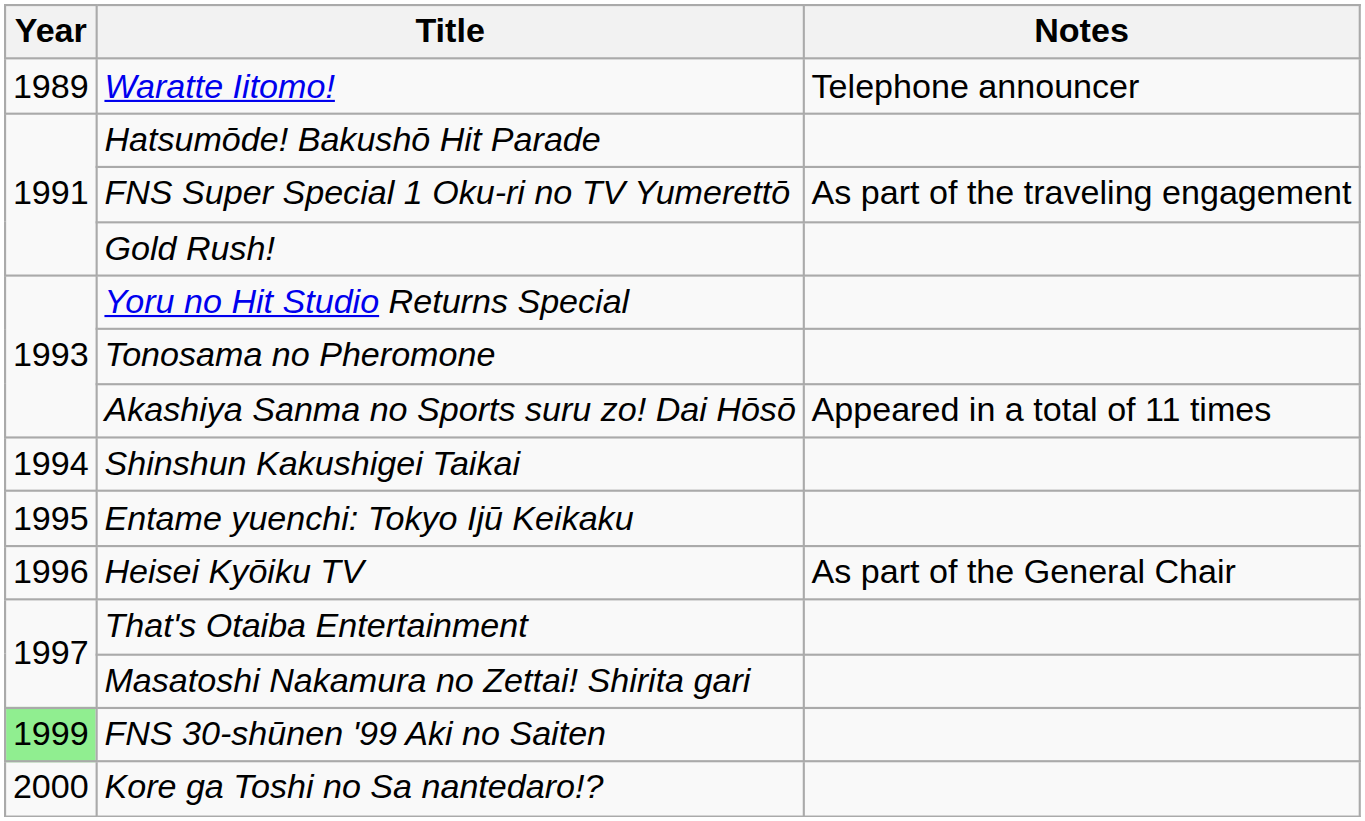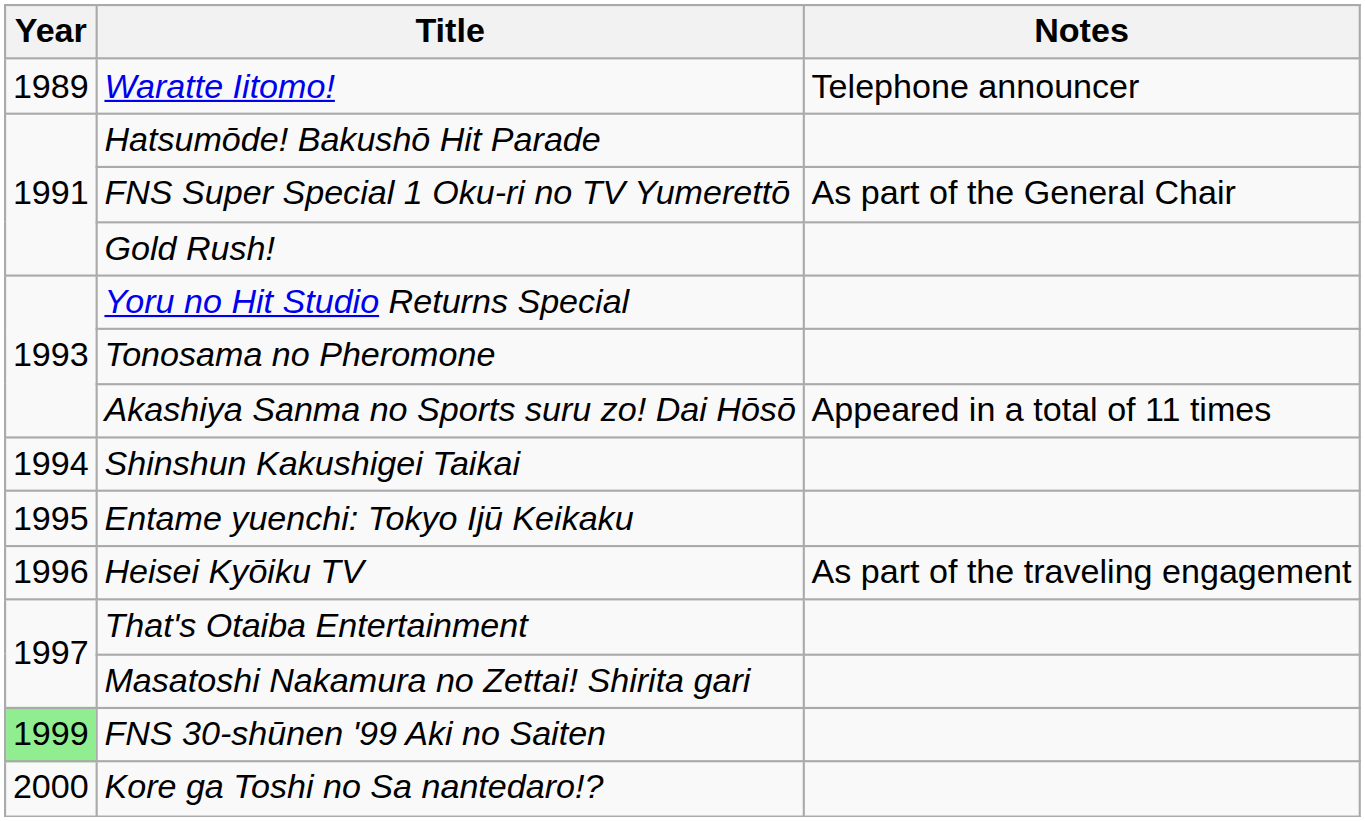(1082, 193) As part of the traveling engagement -> (1024, 193) As part of the General Chair
(1024, 572) As part of the General Chair -> (1082, 572) As part of the traveling engagement
